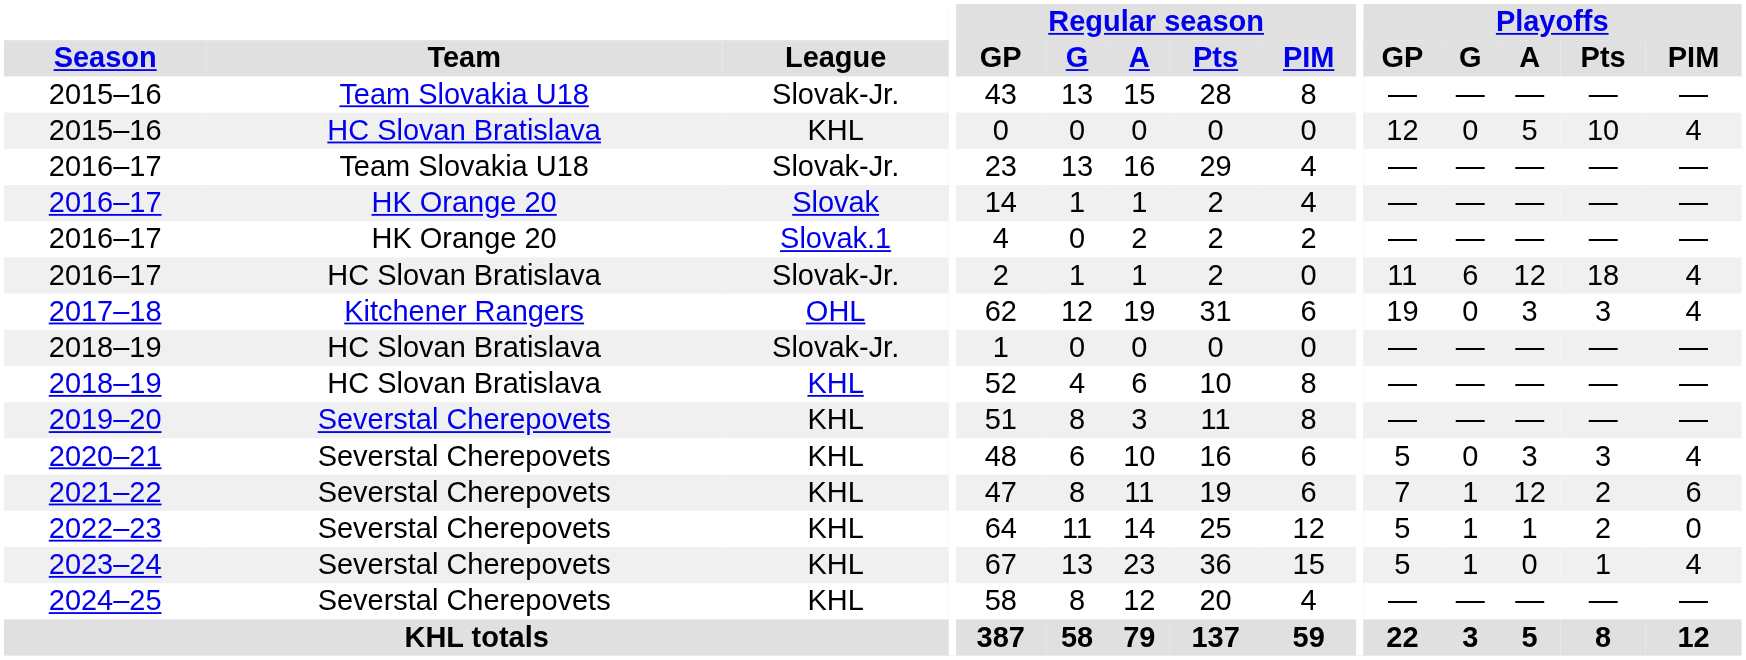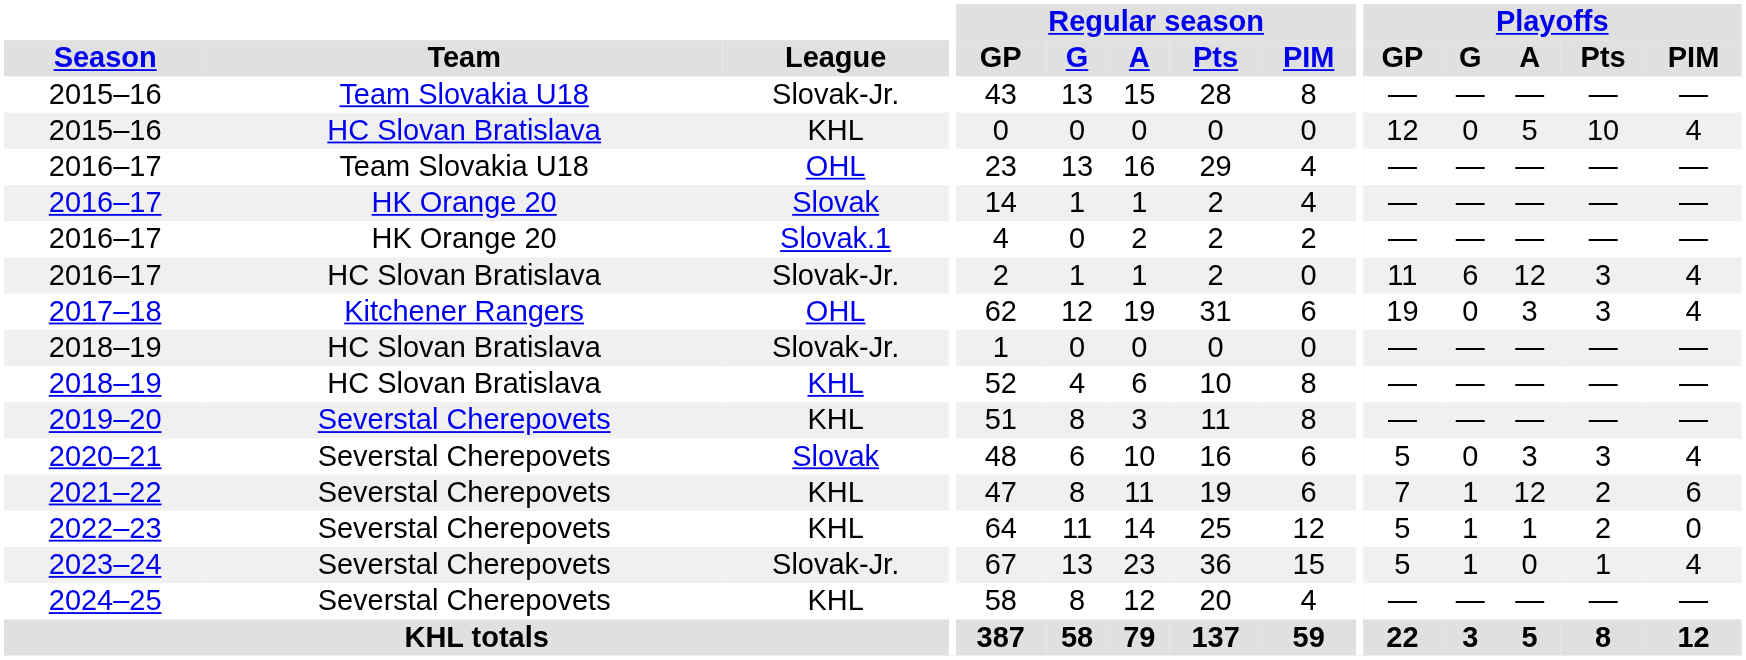(836, 166) Slovak-Jr. -> (836, 166) OHL
(1603, 275) 18 -> (1603, 275) 3
(836, 456) KHL -> (836, 456) Slovak
(836, 564) KHL -> (836, 564) Slovak-Jr.
